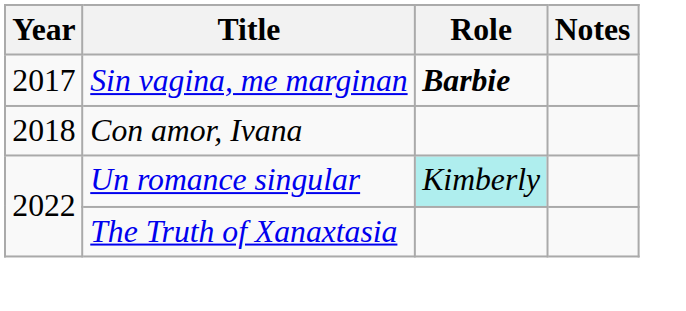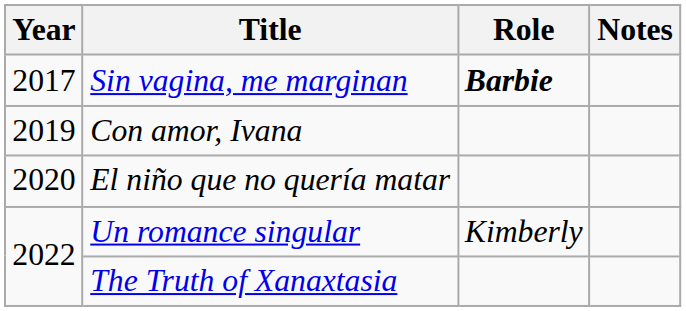(44, 130) 2018 -> (44, 130) 2019
+ row: (270, 180)
(481, 180) paleturquoise background -> (524, 230) no background
